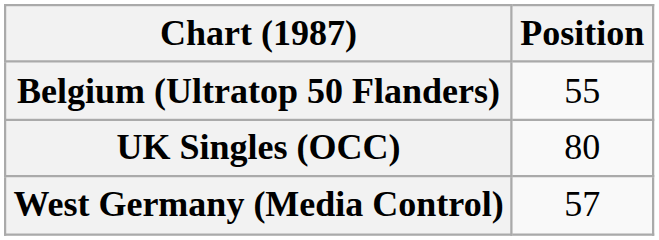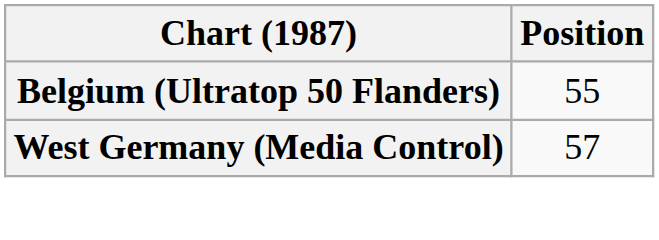- row: (259, 147)
